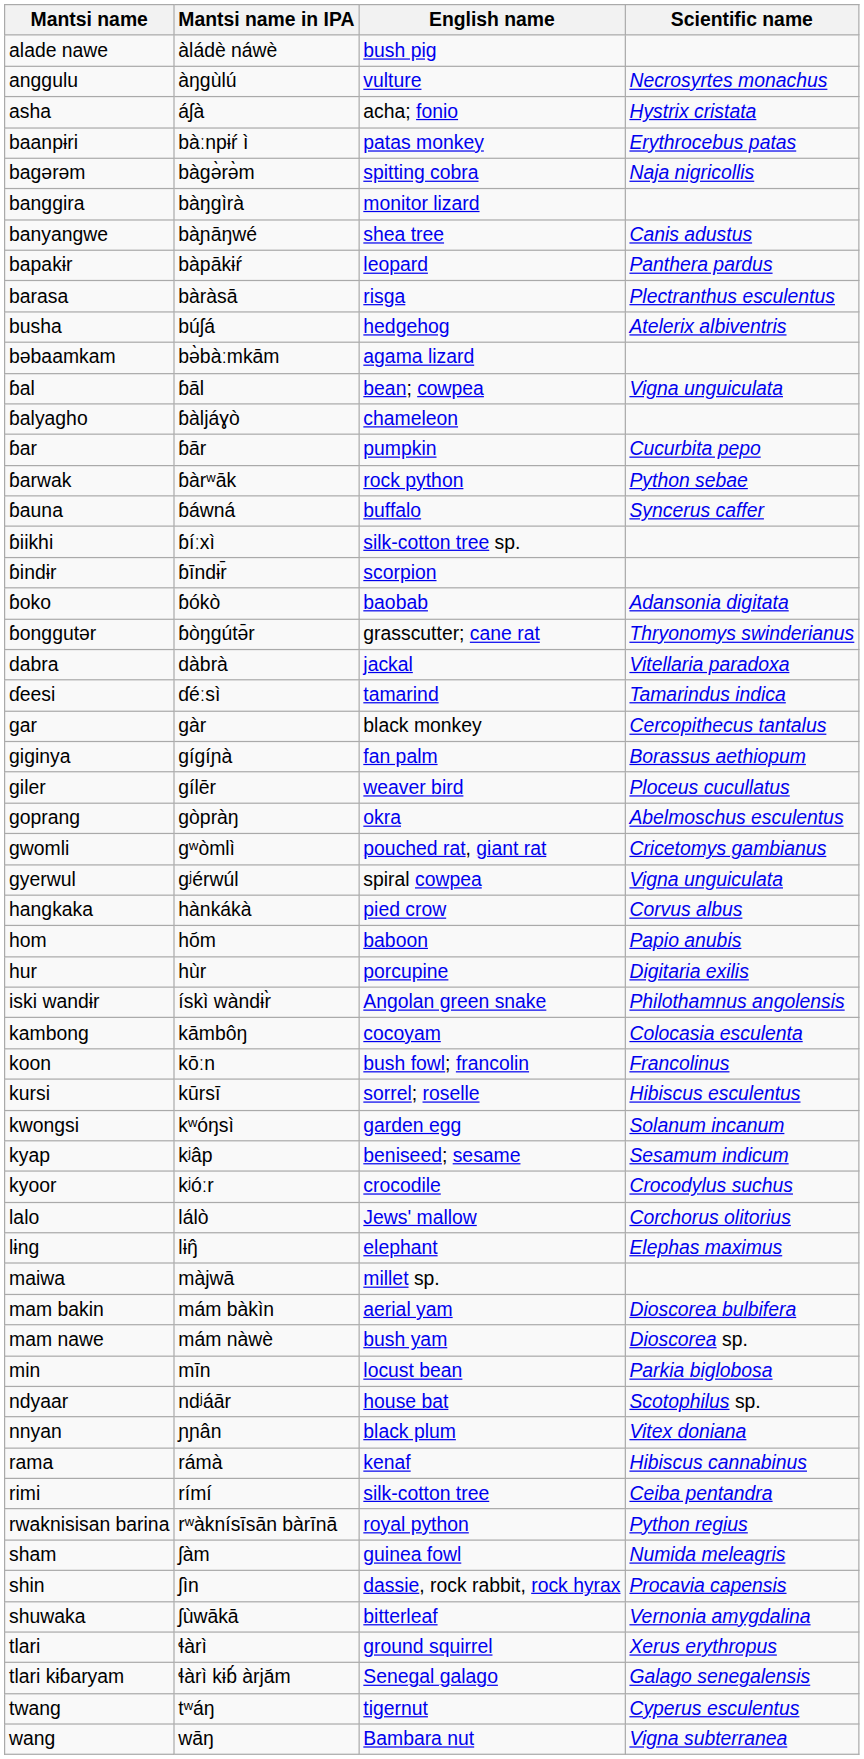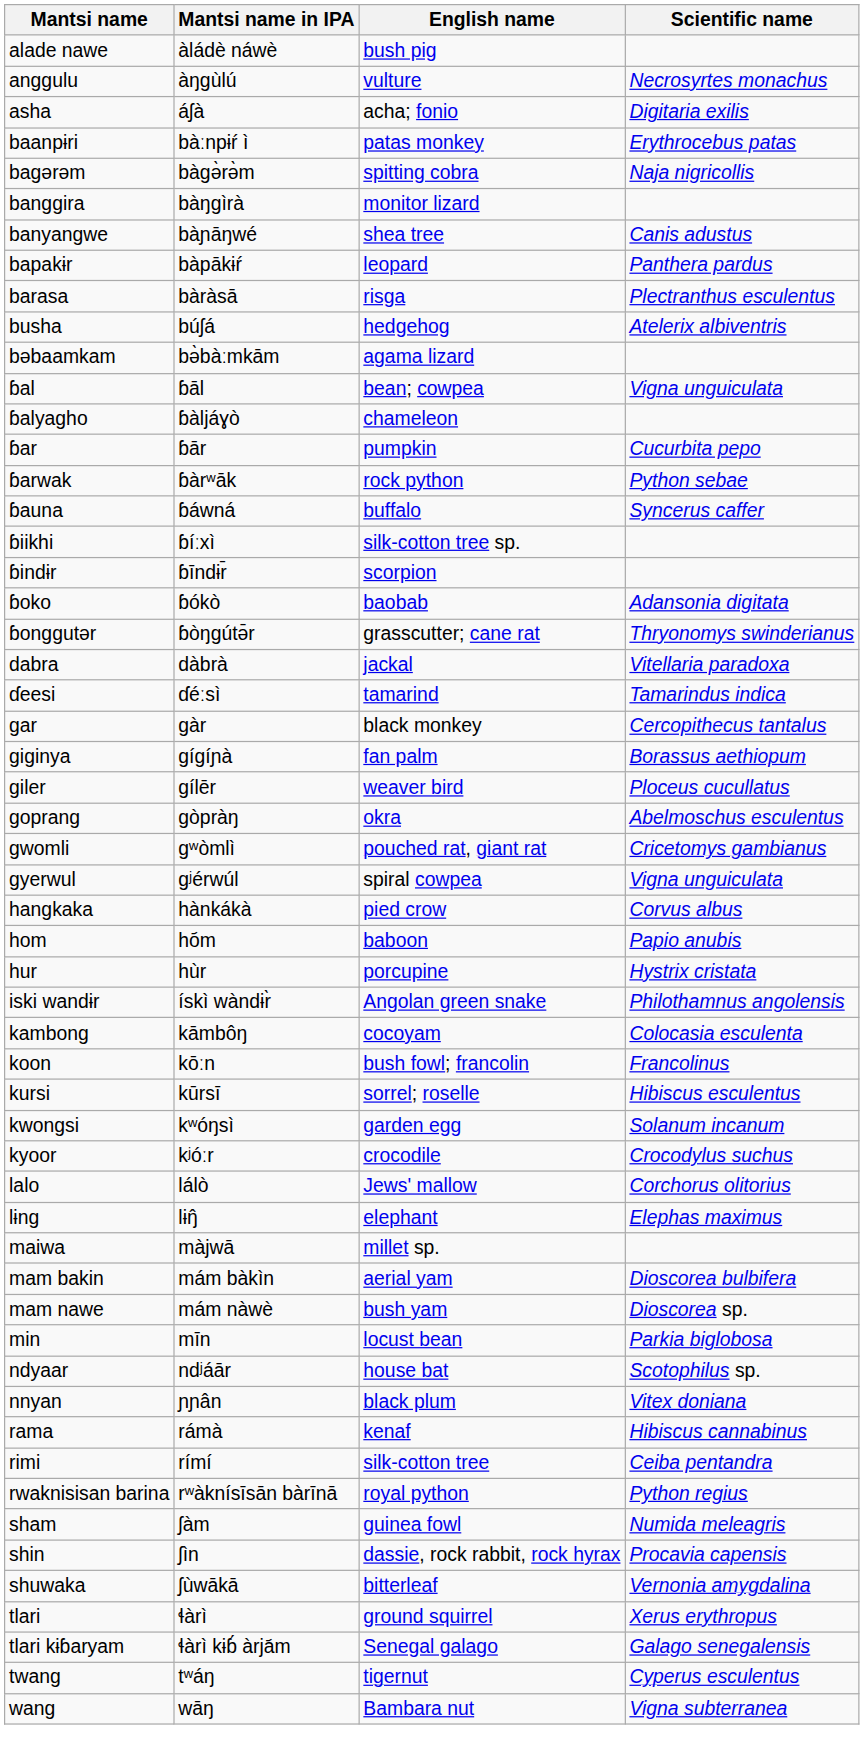(693, 111) Hystrix cristata -> (689, 111) Digitaria exilis
(689, 971) Digitaria exilis -> (693, 971) Hystrix cristata
- row: (30, 1155)
